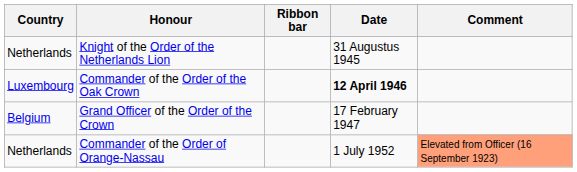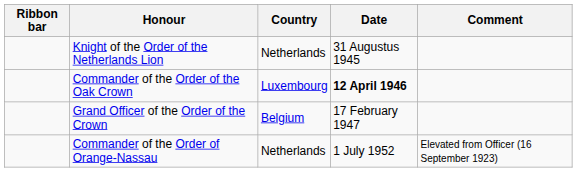columns swapped: (298, 20) <-> (40, 20)
(476, 151) lightsalmon background -> (476, 151) no background
